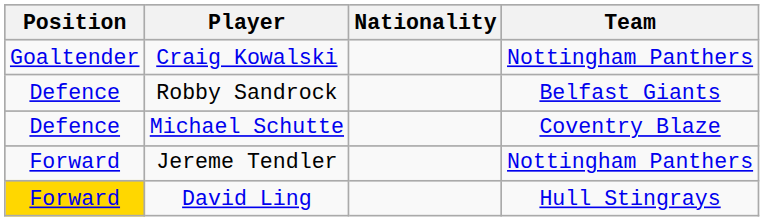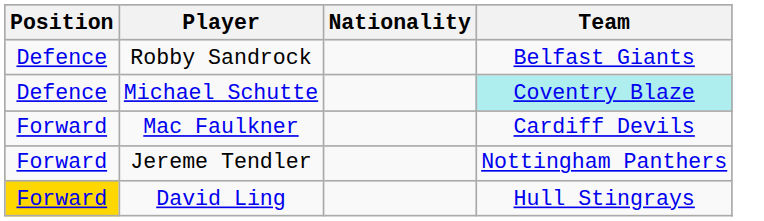- row: (247, 58)
(630, 128) no background -> (604, 93) paleturquoise background
+ row: (221, 128)
